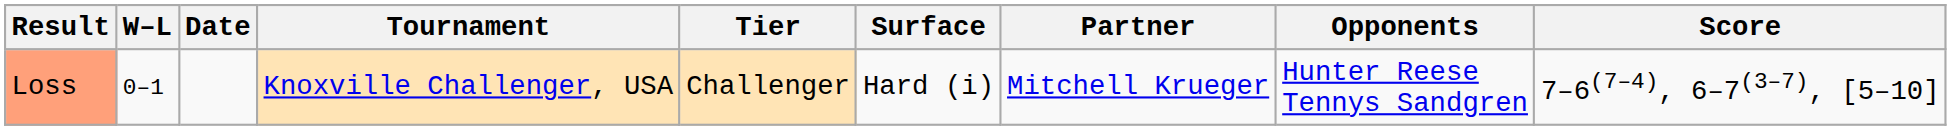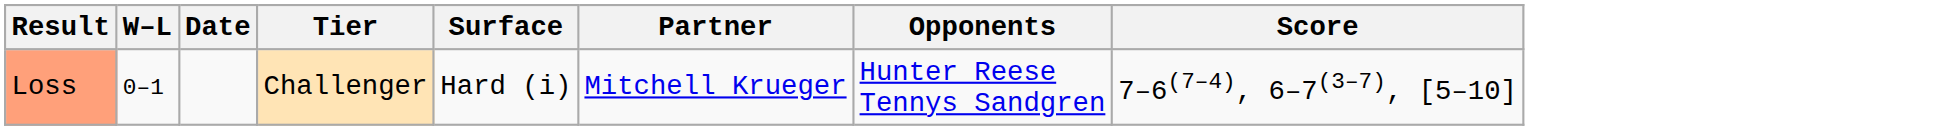- column: (468, 27)
